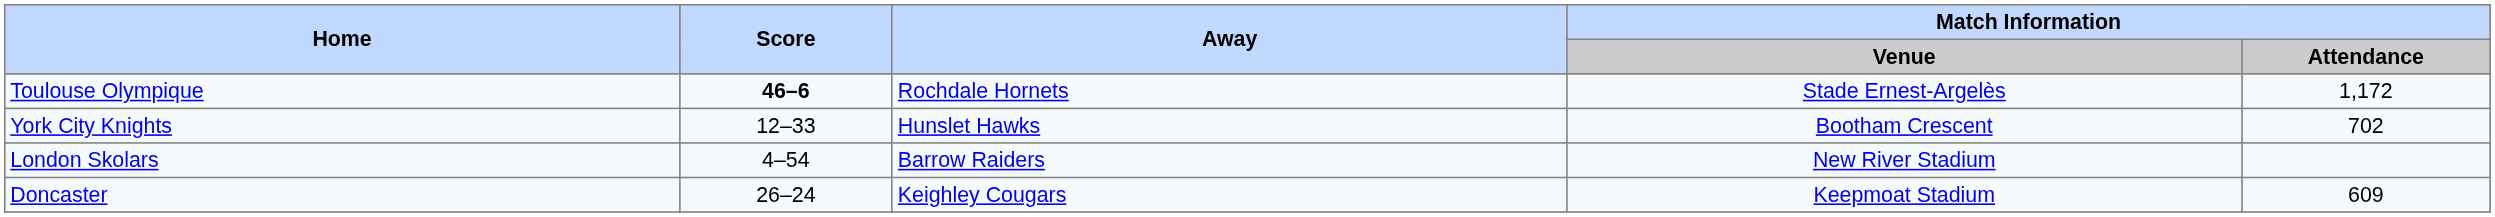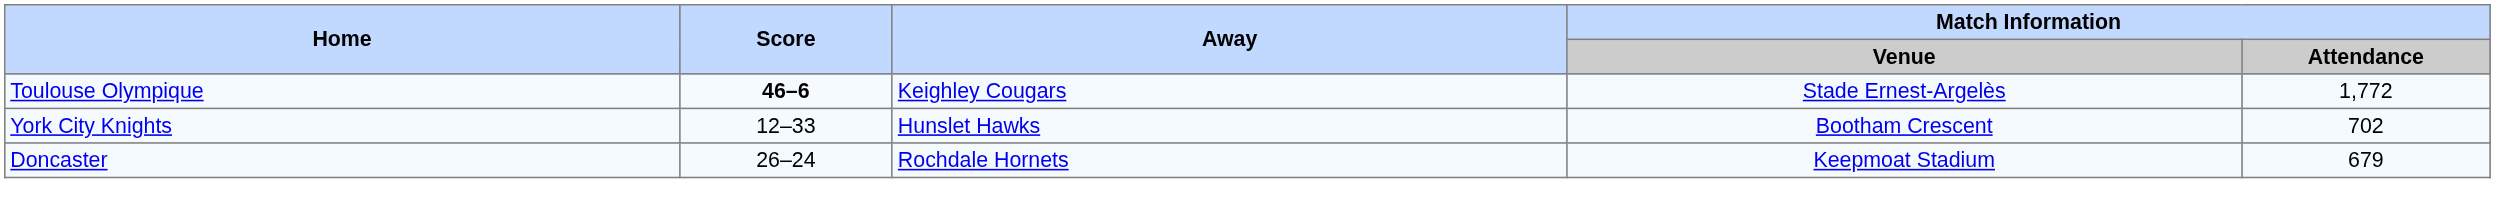(983, 91) Rochdale Hornets -> (982, 91) Keighley Cougars
(2366, 91) 1,172 -> (2366, 91) 1,772
- row: (84, 160)
(982, 195) Keighley Cougars -> (983, 160) Rochdale Hornets
(2366, 195) 609 -> (2366, 160) 679
